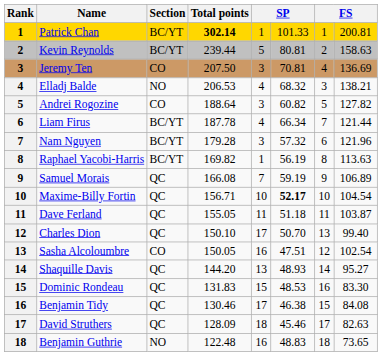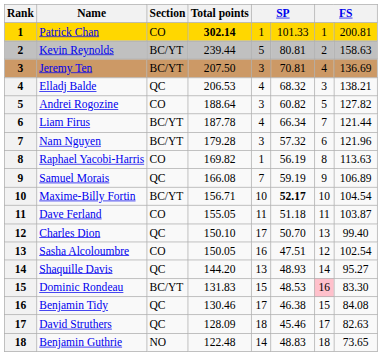(166, 31) BC/YT -> (157, 31) CO
(157, 68) CO -> (166, 68) BC/YT
(158, 86) NO -> (157, 86) QC
(166, 159) BC/YT -> (157, 159) CO
(157, 196) QC -> (166, 196) BC/YT
(157, 214) QC -> (157, 214) CO
(157, 287) QC -> (166, 287) BC/YT
(324, 287) no background -> (324, 287) pink background
(261, 342) 16 -> (261, 342) 14
